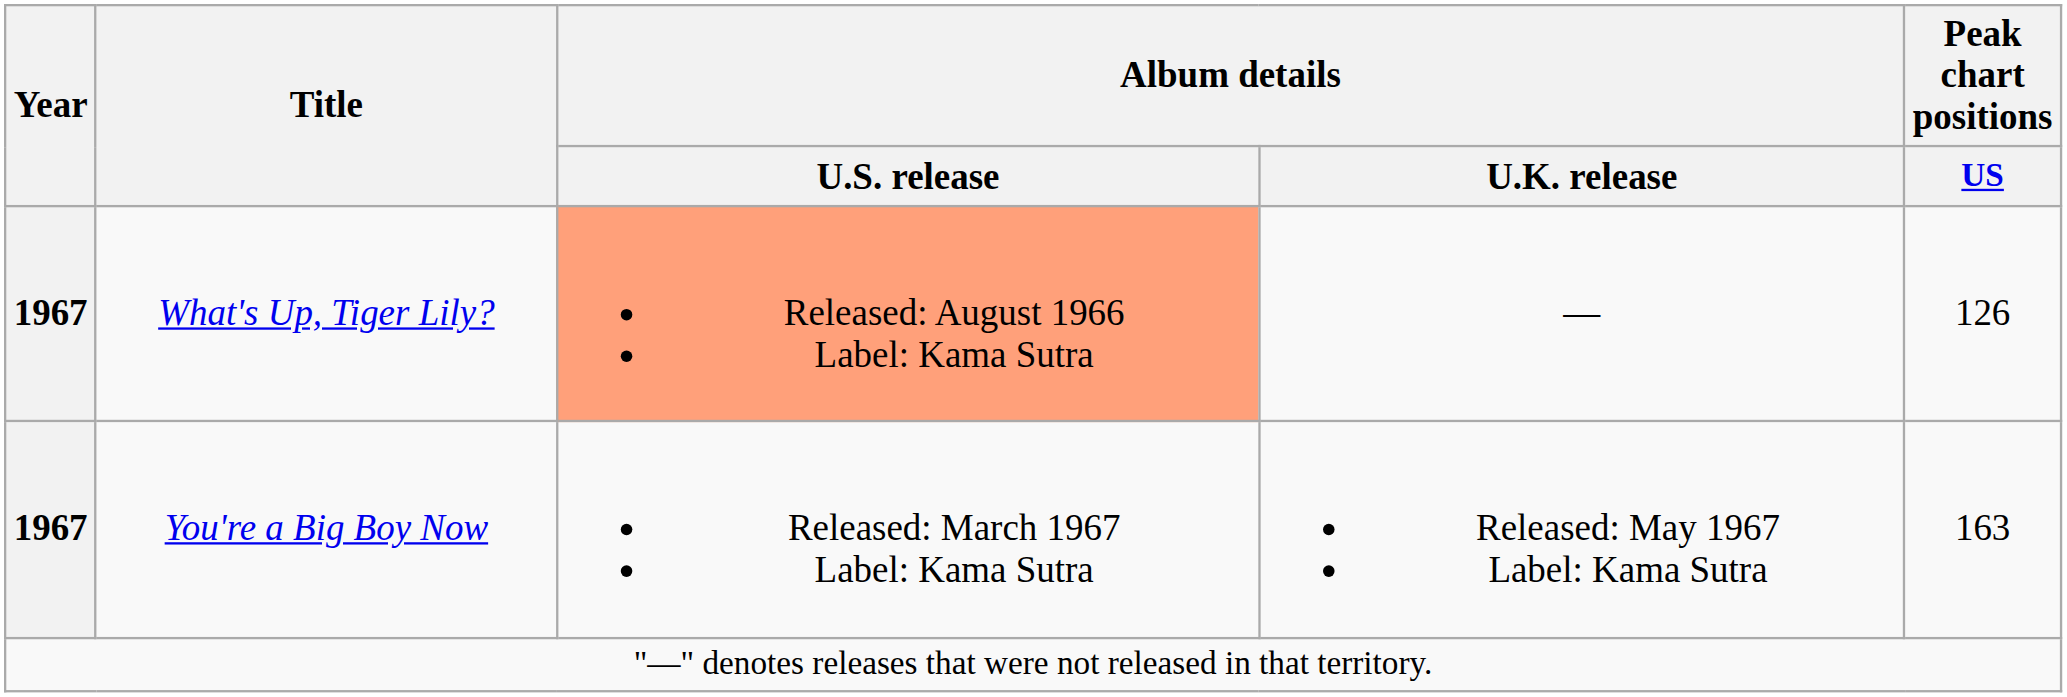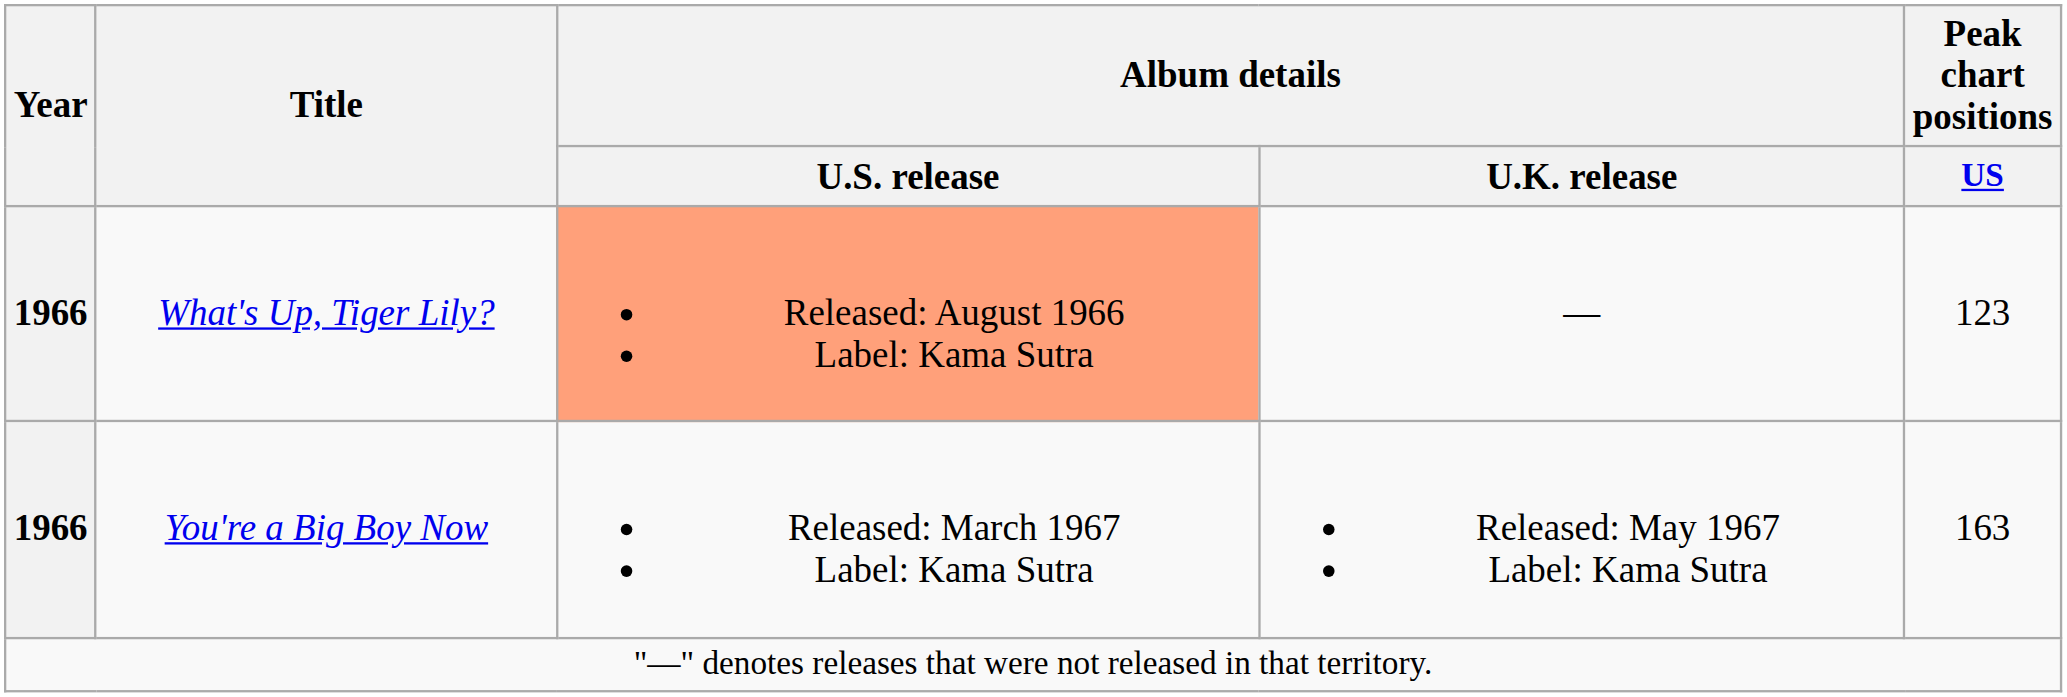(51, 312) 1967 -> (51, 312) 1966
(1983, 312) 126 -> (1983, 312) 123
(51, 528) 1967 -> (51, 528) 1966
